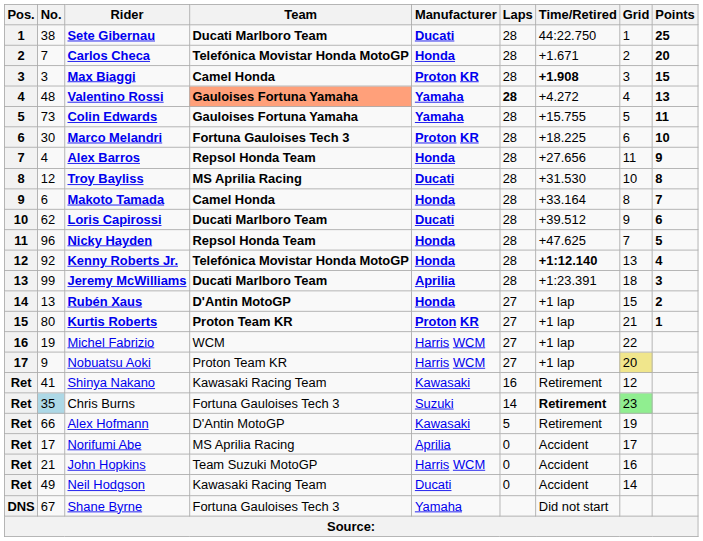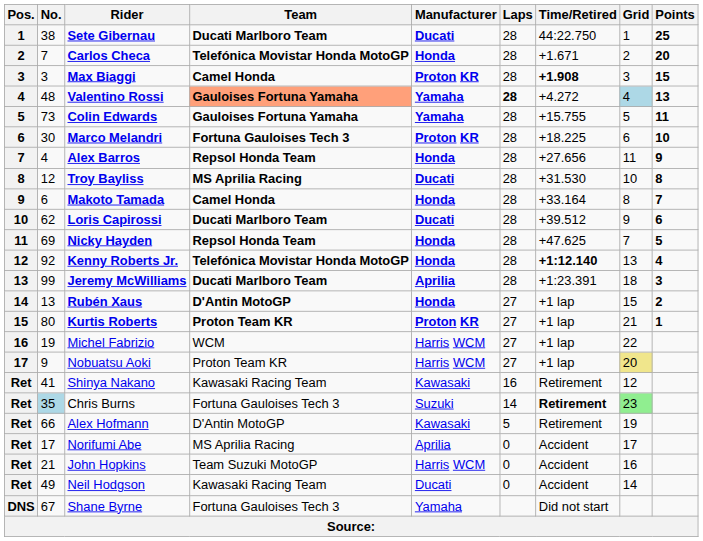(626, 97) no background -> (626, 97) lightblue background
(48, 240) 96 -> (48, 240) 69
